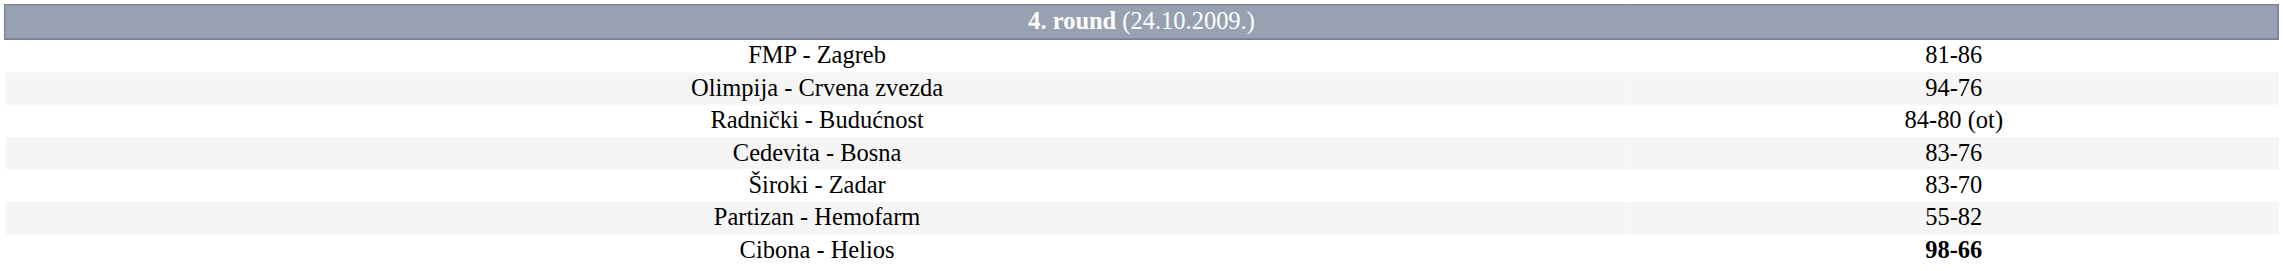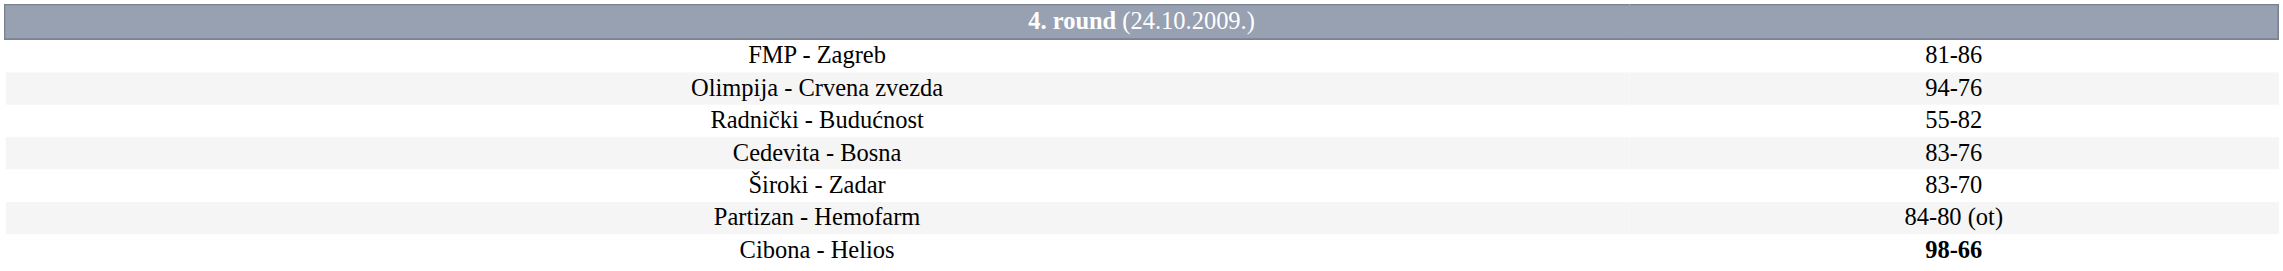(1954, 120) 84-80 (ot) -> (1954, 120) 55-82
(1954, 217) 55-82 -> (1954, 217) 84-80 (ot)
